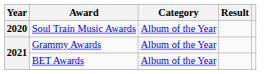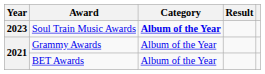(17, 28) 2020 -> (17, 28) 2023
(178, 28) normal -> (181, 28) bold
